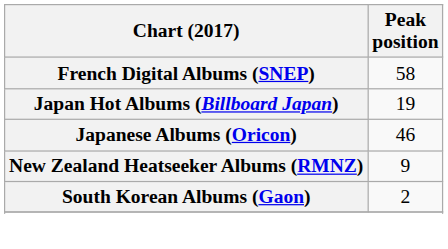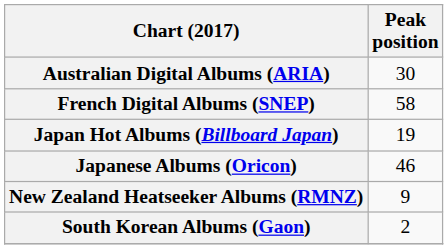+ row: (186, 72)
